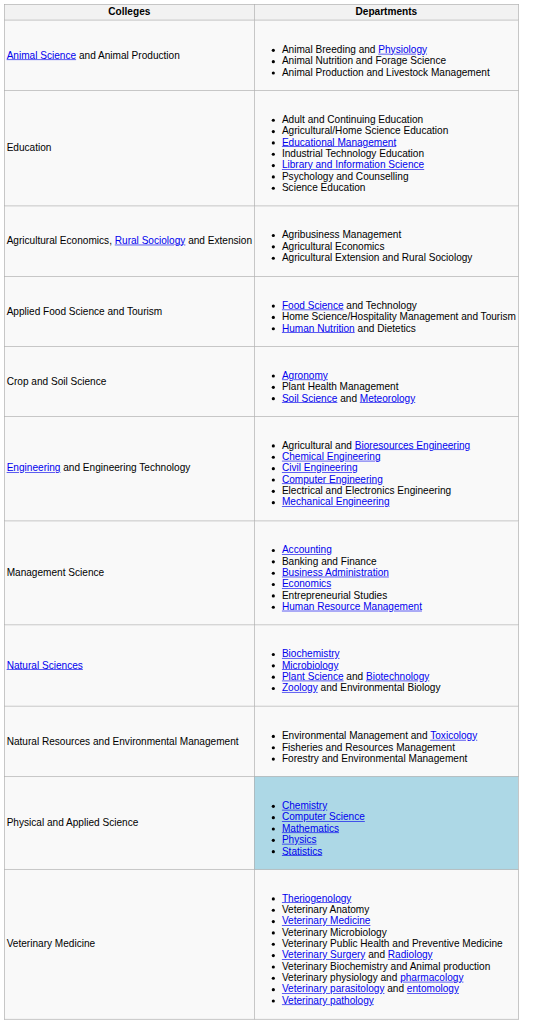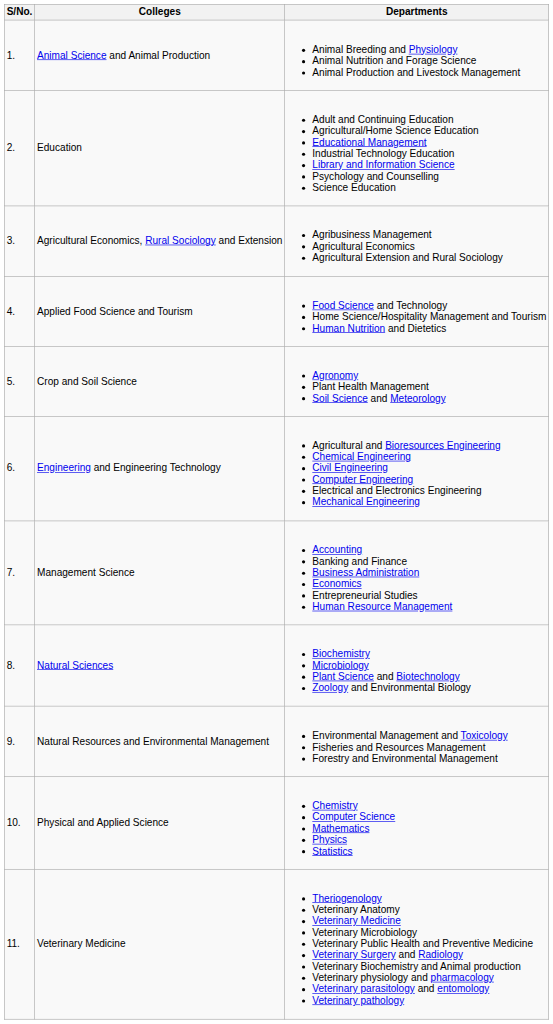+ column: (20, 12)
(386, 829) lightblue background -> (417, 829) no background
